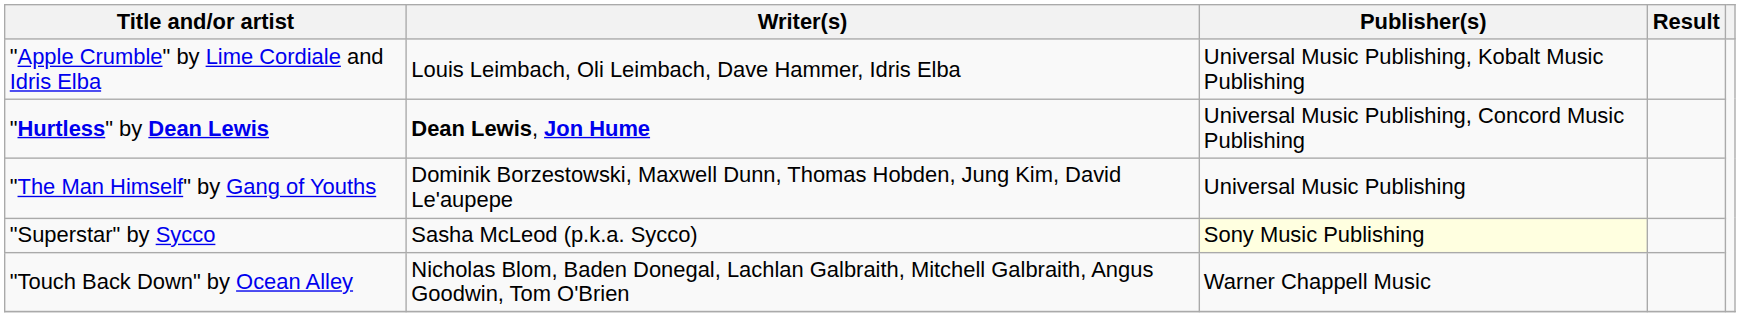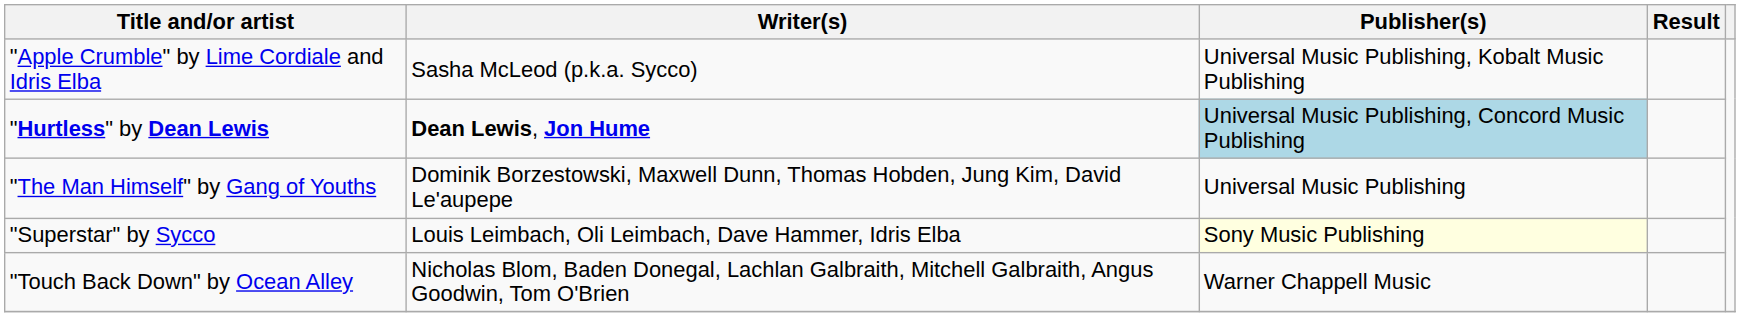(686, 68) Louis Leimbach, Oli Leimbach, Dave Hammer, Idris Elba -> (554, 68) Sasha McLeod (p.k.a. Sycco)
(1414, 128) no background -> (1414, 128) lightblue background
(554, 234) Sasha McLeod (p.k.a. Sycco) -> (686, 234) Louis Leimbach, Oli Leimbach, Dave Hammer, Idris Elba
